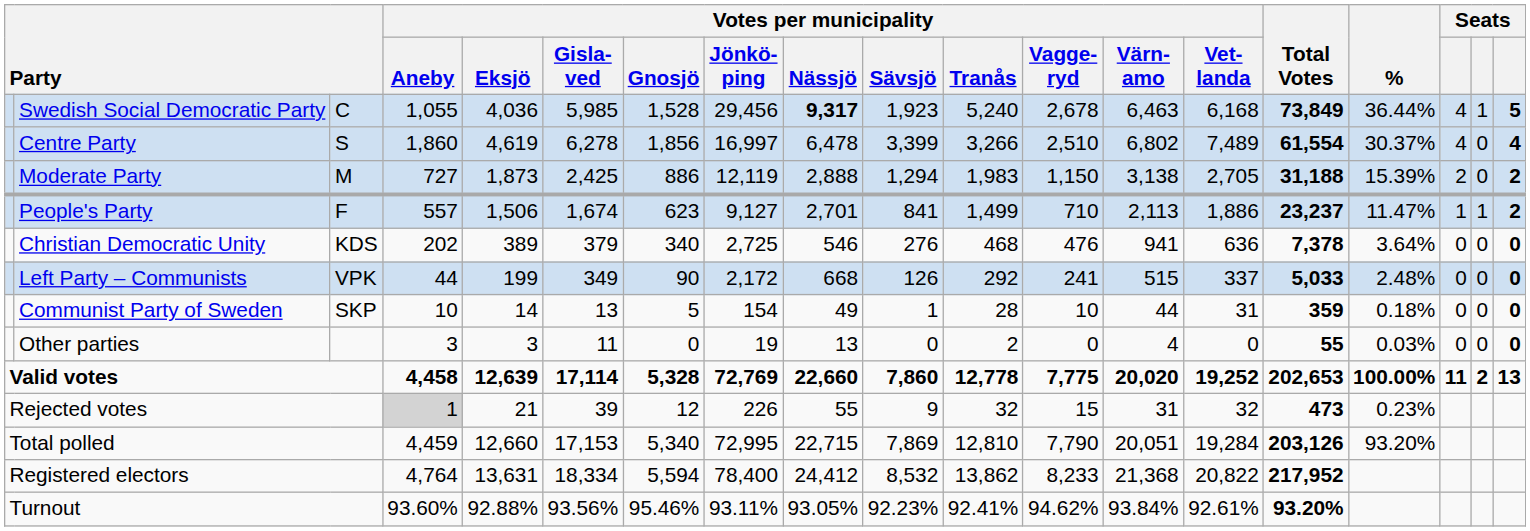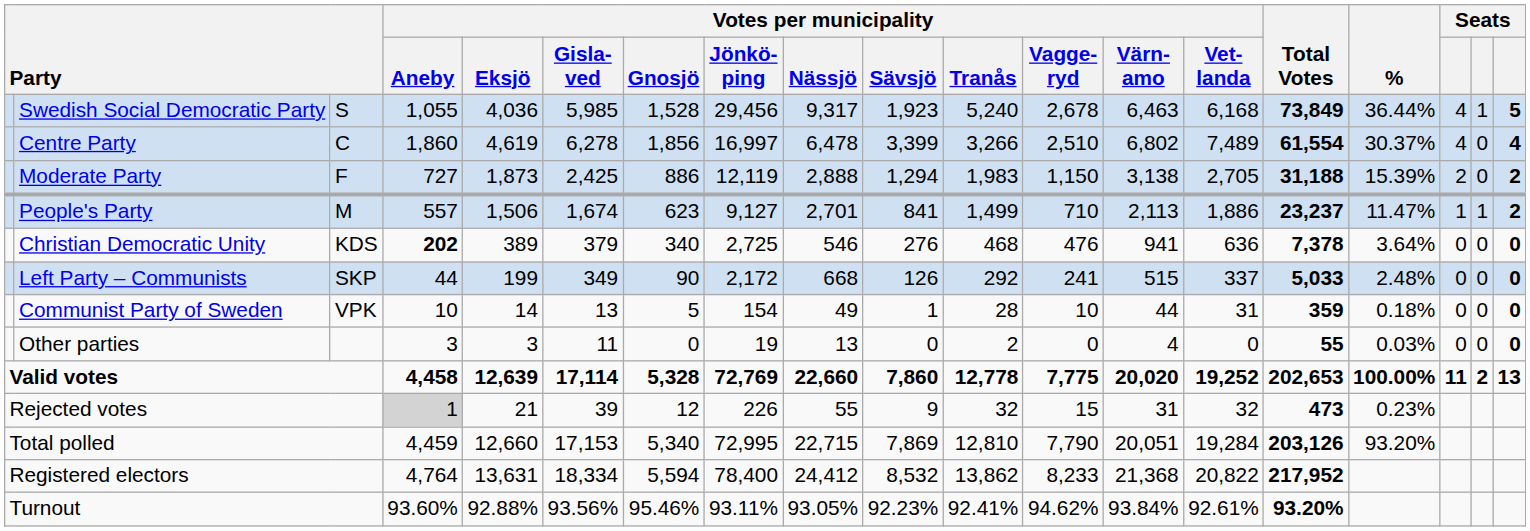(342, 110) C -> (342, 110) S
(832, 110) bold -> (832, 110) normal
(342, 143) S -> (342, 143) C
(344, 176) M -> (341, 176) F
(341, 211) F -> (344, 211) M
(441, 244) normal -> (441, 244) bold
(356, 277) VPK -> (356, 277) SKP
(356, 310) SKP -> (356, 310) VPK
